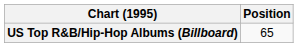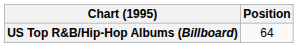(267, 33) 65 -> (267, 33) 64
